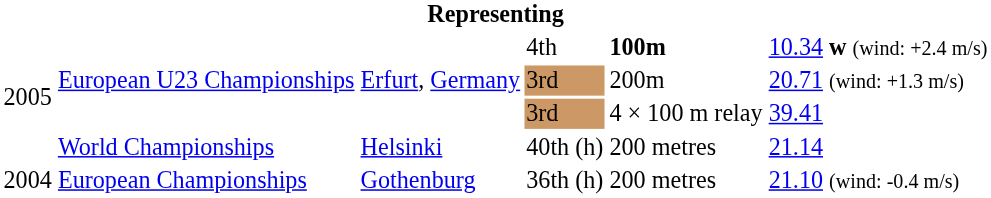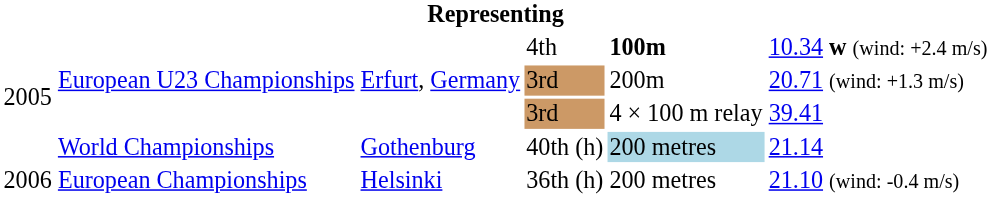(401, 146) Helsinki -> (418, 146) Gothenburg
(663, 146) no background -> (663, 146) lightblue background
(28, 179) 2004 -> (28, 179) 2006
(418, 179) Gothenburg -> (401, 179) Helsinki
